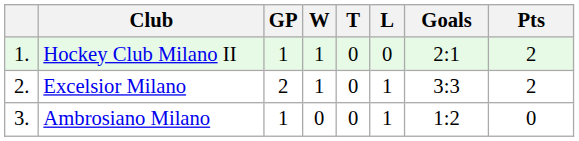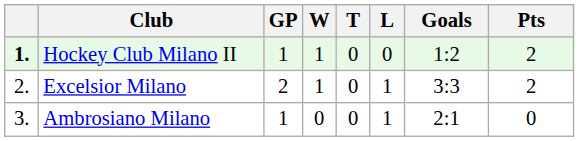(22, 53) normal -> (22, 53) bold
(447, 53) 2:1 -> (447, 53) 1:2
(447, 119) 1:2 -> (447, 119) 2:1
